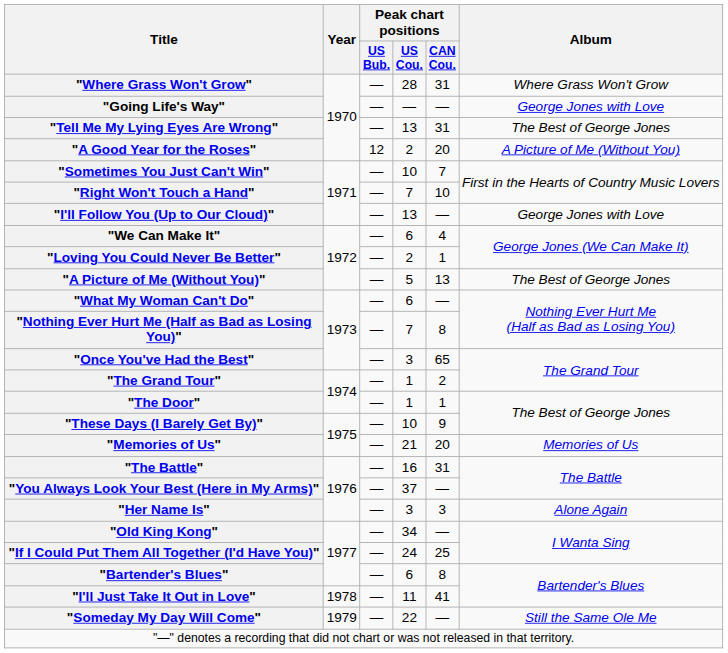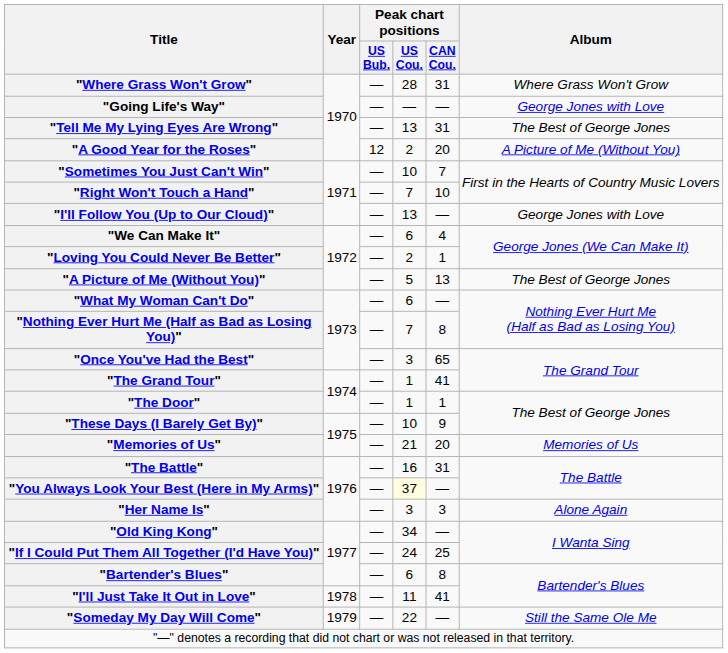(442, 380) 2 -> (442, 380) 41
(409, 488) no background -> (409, 488) lightyellow background
